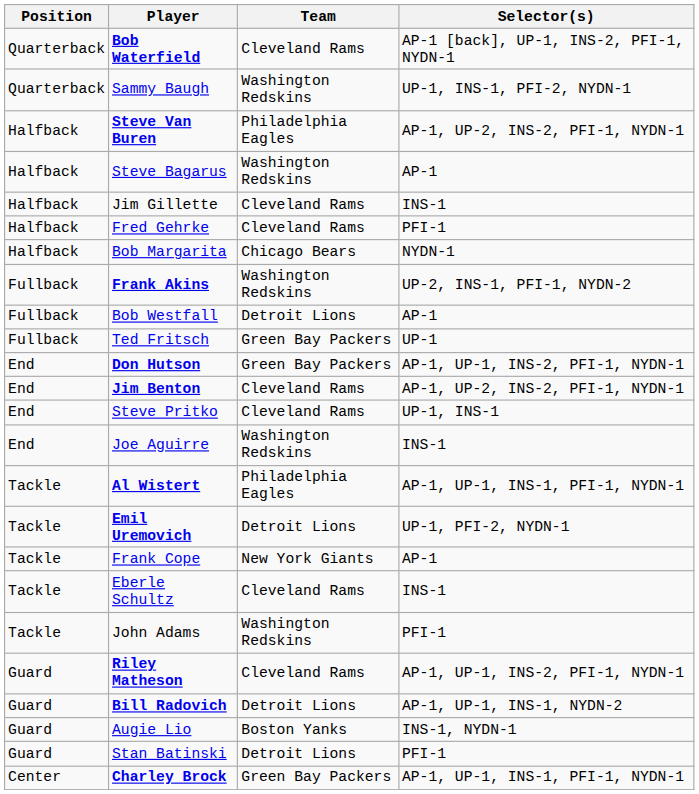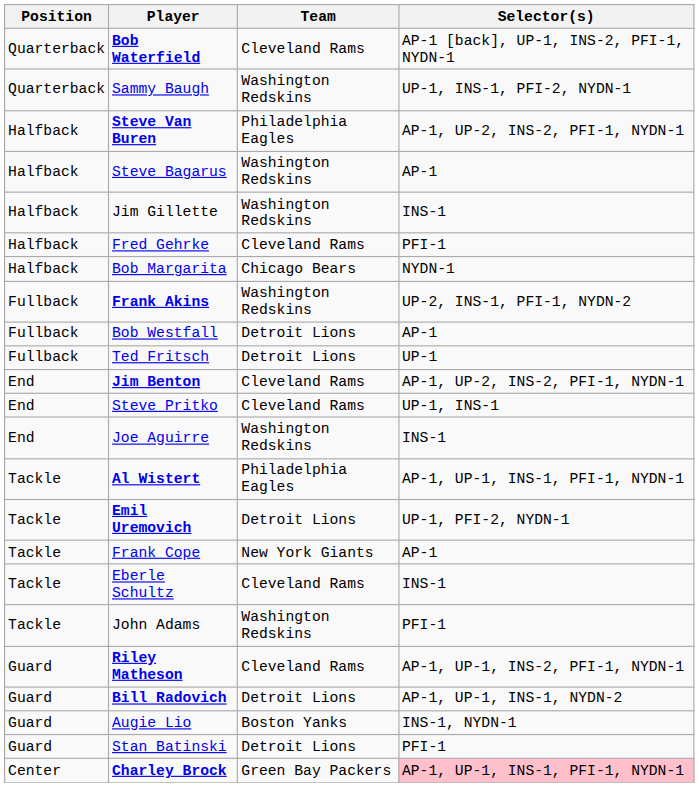(303, 204) Cleveland Rams -> (285, 213) Washington Redskins
(316, 341) Green Bay Packers -> (299, 358) Detroit Lions
- row: (156, 365)
(543, 778) no background -> (543, 771) pink background
